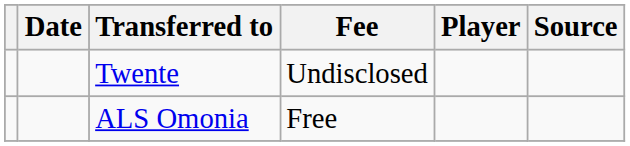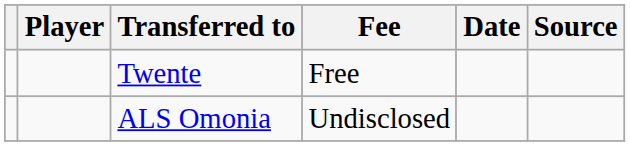columns swapped: (481, 27) <-> (53, 27)
(357, 72) Undisclosed -> (334, 72) Free
(312, 118) Free -> (379, 118) Undisclosed
